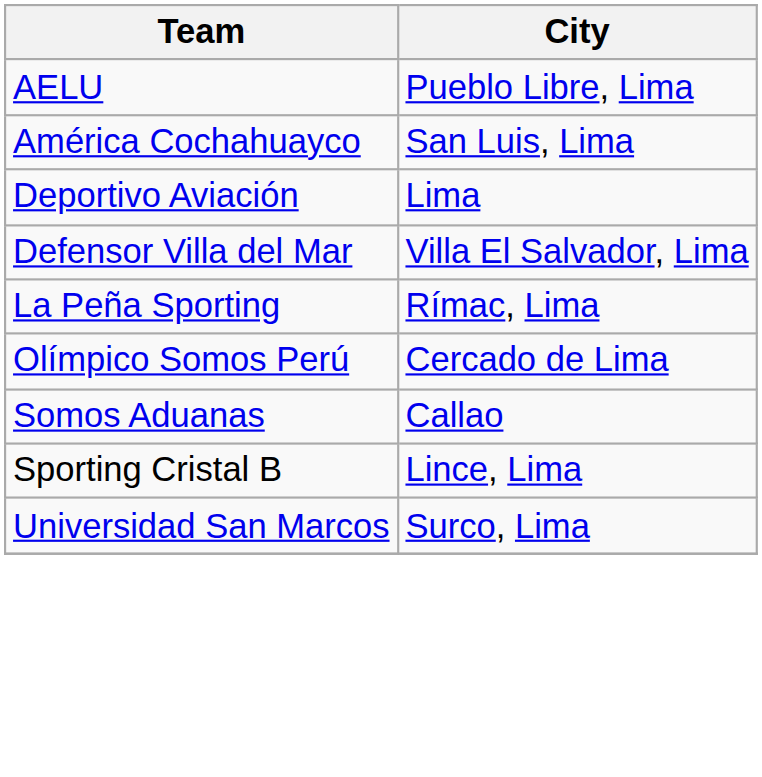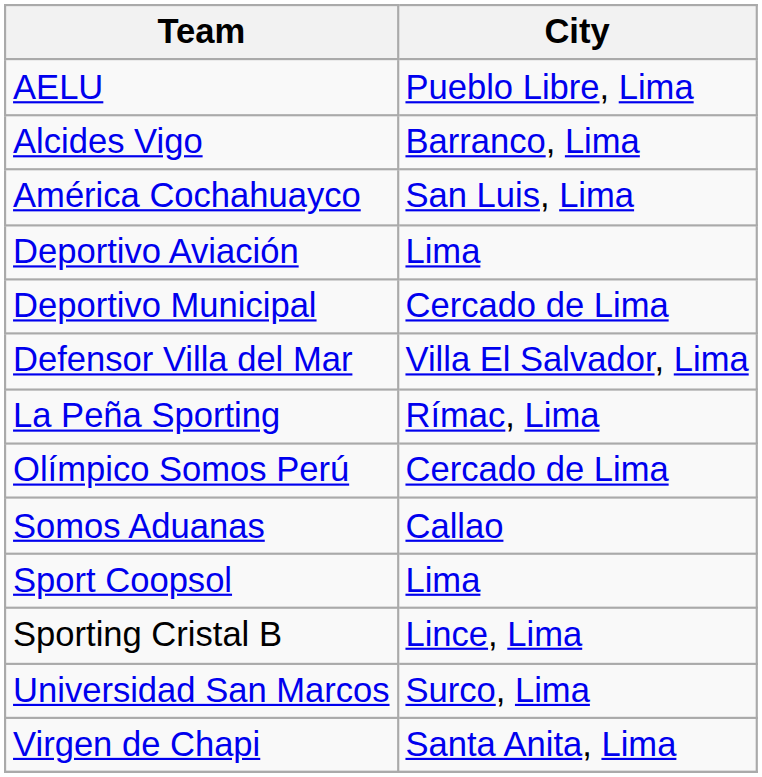+ row: (108, 141)
+ row: (165, 305)
+ row: (123, 580)
+ row: (137, 744)
